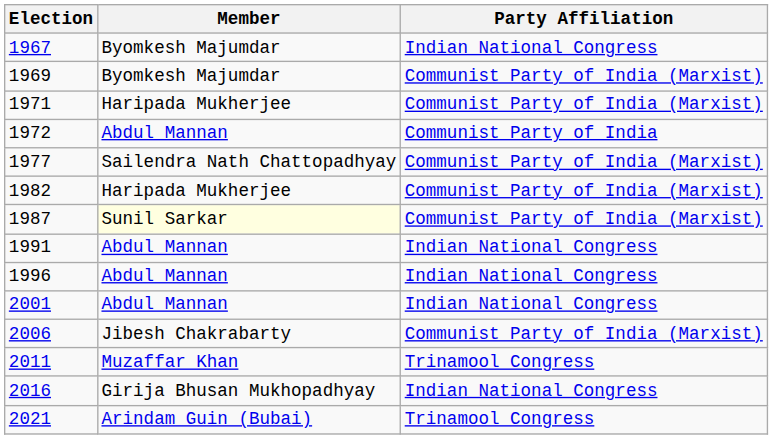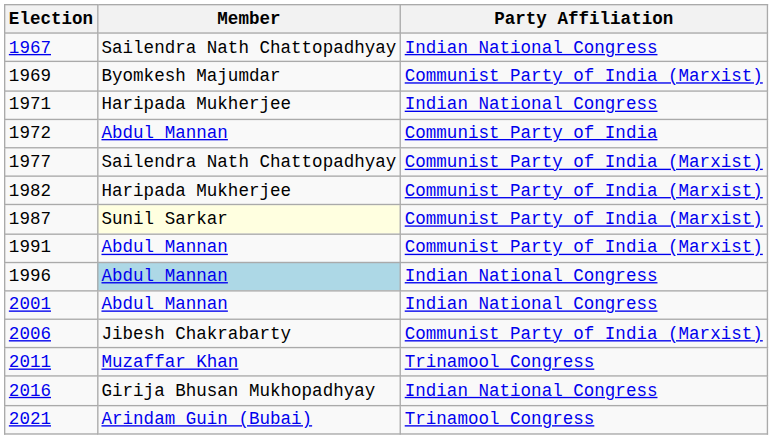(191, 48) Byomkesh Majumdar -> (249, 48) Sailendra Nath Chattopadhyay
(584, 105) Communist Party of India (Marxist) -> (531, 105) Indian National Congress
(531, 248) Indian National Congress -> (584, 248) Communist Party of India (Marxist)
(165, 276) no background -> (165, 276) lightblue background
